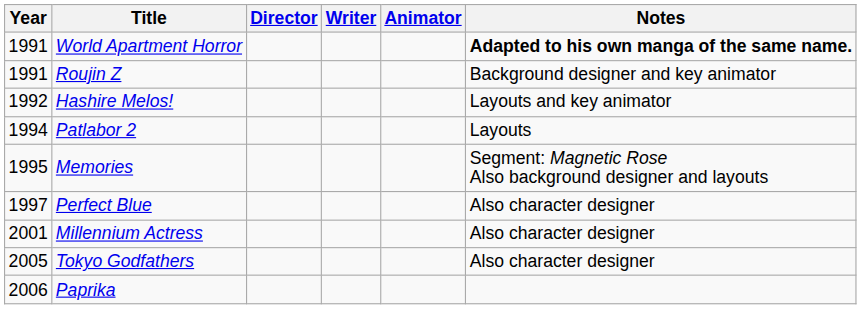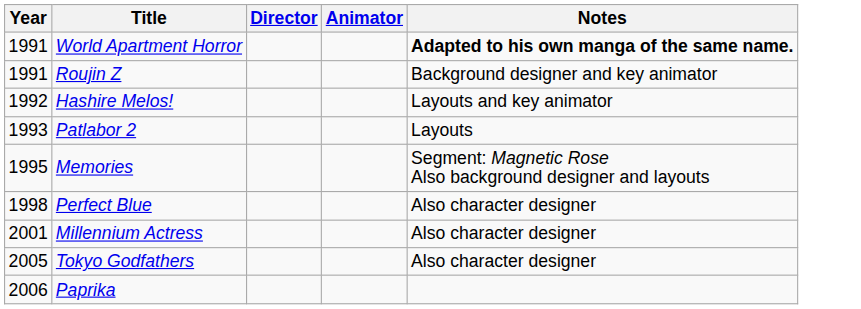- column: (351, 18)
(28, 130) 1994 -> (28, 130) 1993
(28, 205) 1997 -> (28, 205) 1998
